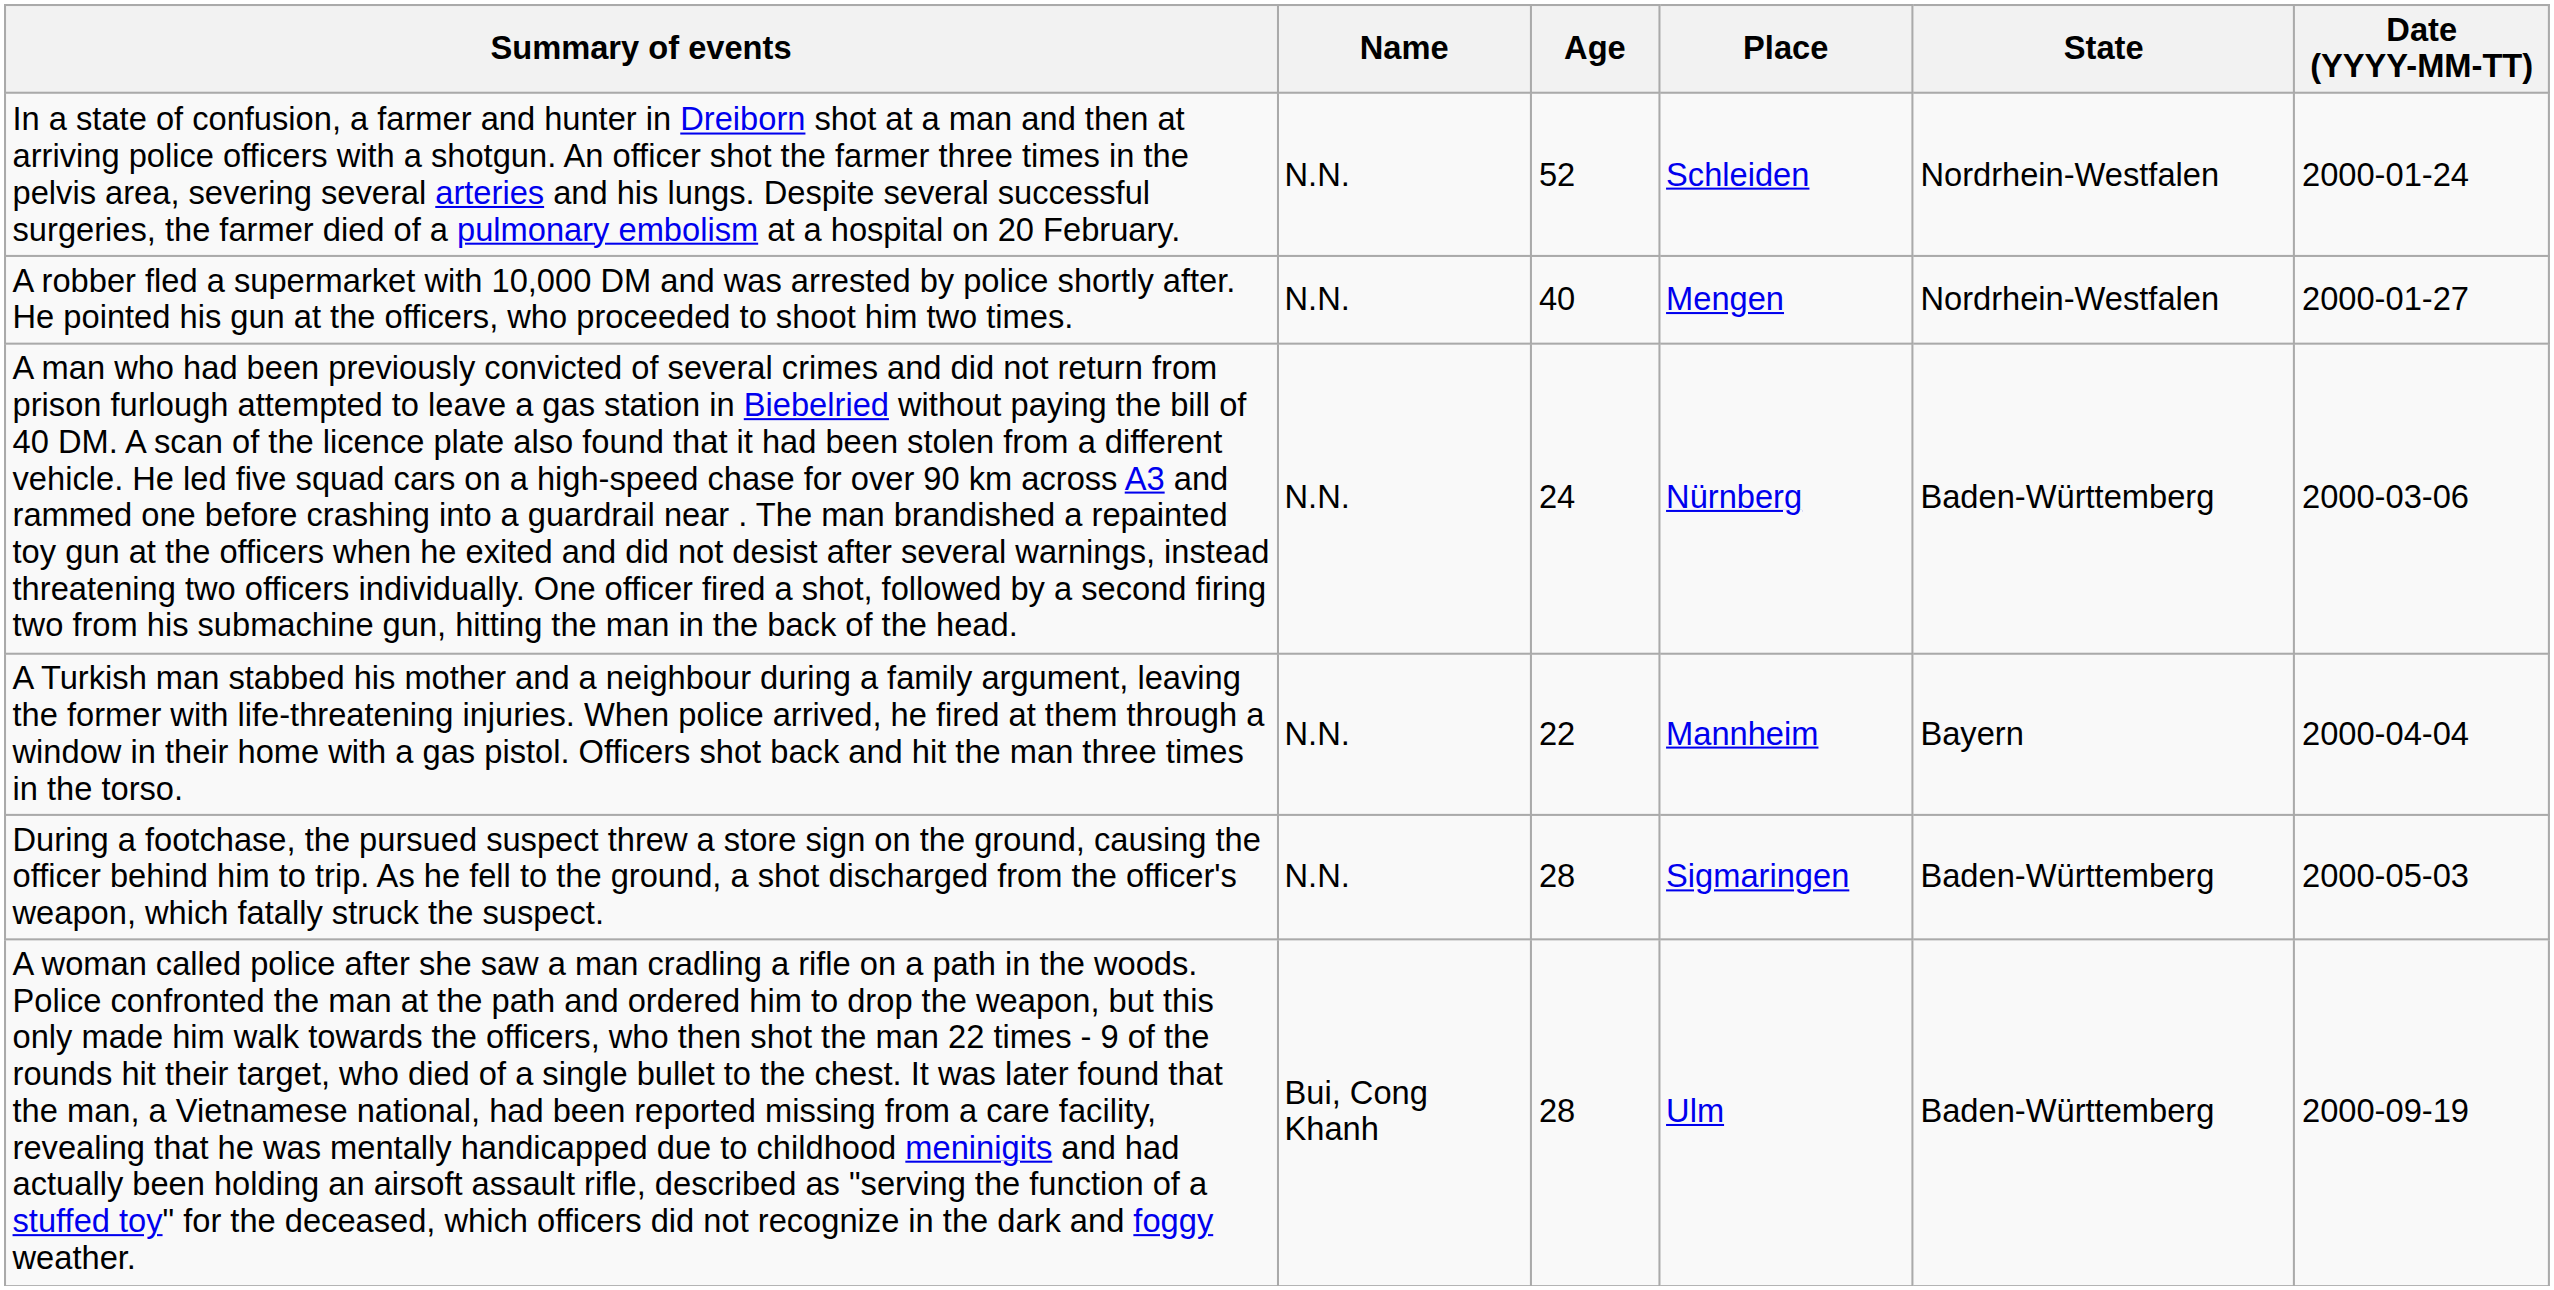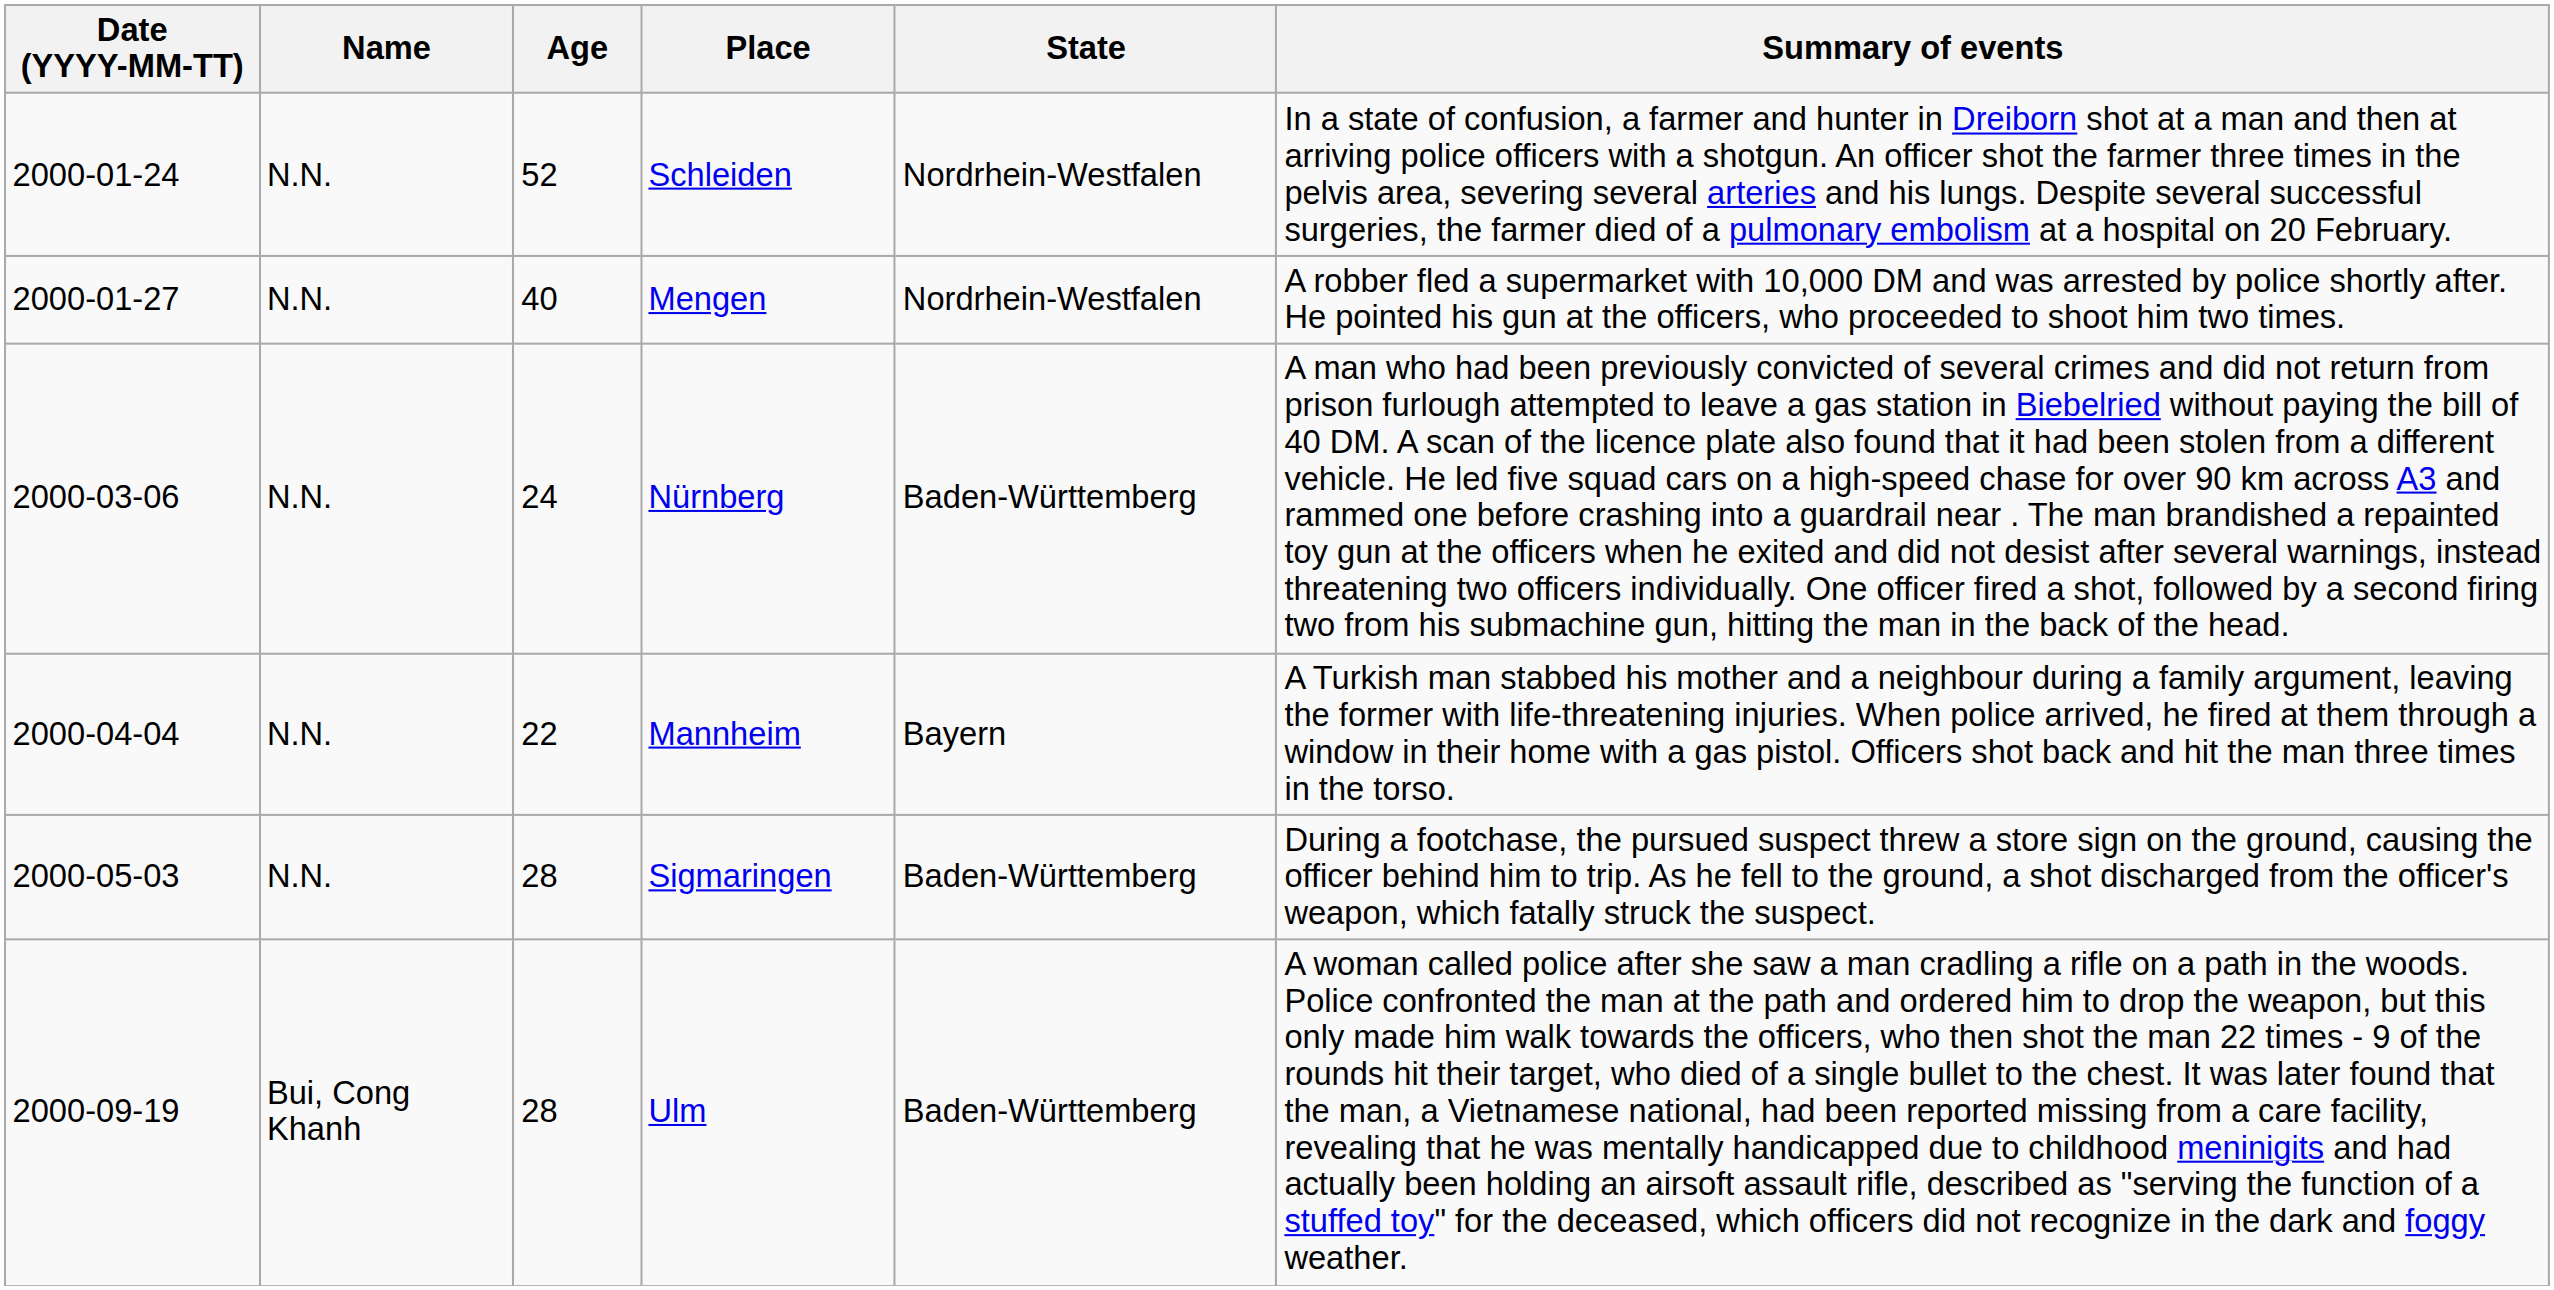columns swapped: (2422, 48) <-> (641, 48)
